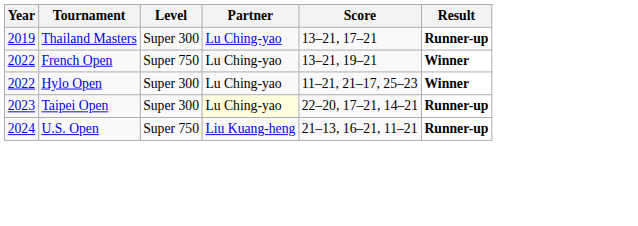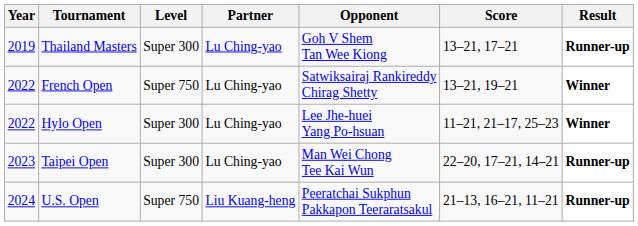+ column: (369, 16)
(244, 106) lightyellow background -> (244, 162) no background
